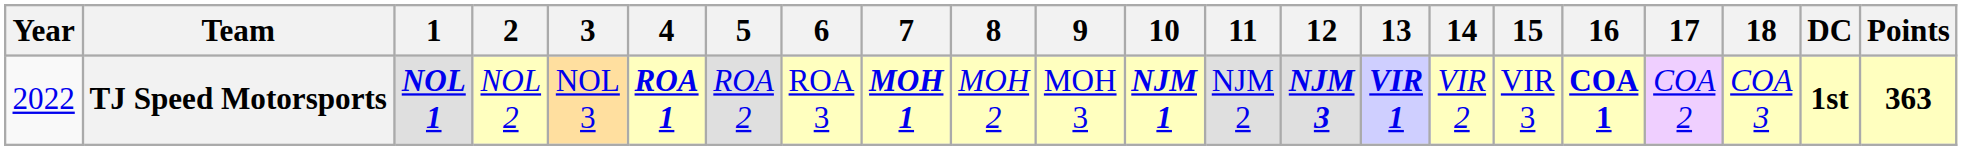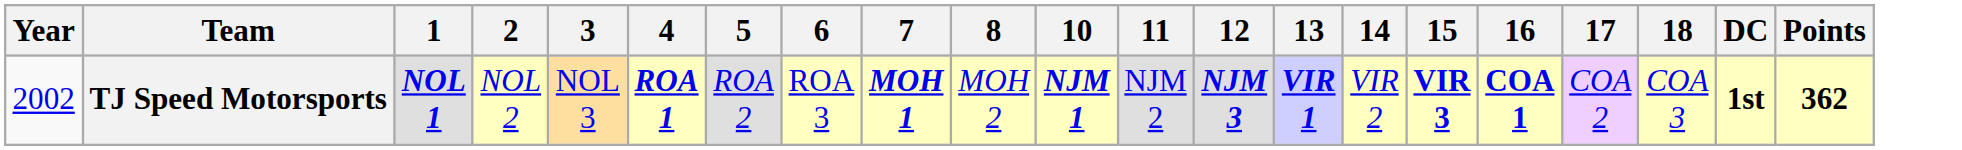- column: (1080, 29)
(44, 99) 2022 -> (44, 99) 2002
(1528, 99) normal -> (1442, 99) bold
(1908, 99) 363 -> (1824, 99) 362
